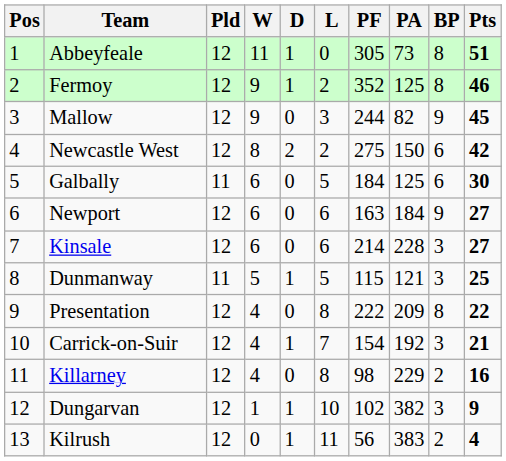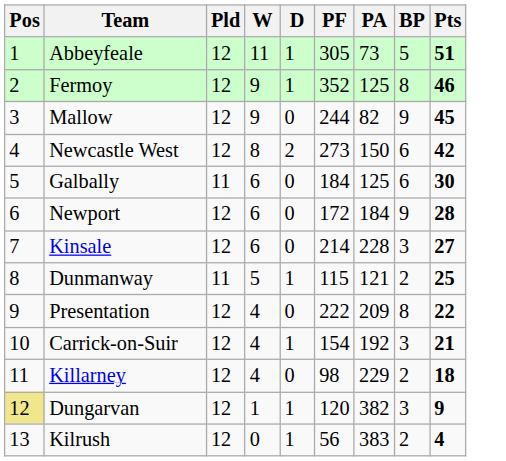- column: (332, 20)
(439, 53) 8 -> (404, 53) 5
(369, 149) 275 -> (334, 149) 273
(369, 214) 163 -> (334, 214) 172
(479, 214) 27 -> (444, 214) 28
(439, 278) 3 -> (404, 278) 2
(479, 375) 16 -> (444, 375) 18
(19, 407) no background -> (19, 407) khaki background
(369, 407) 102 -> (334, 407) 120
